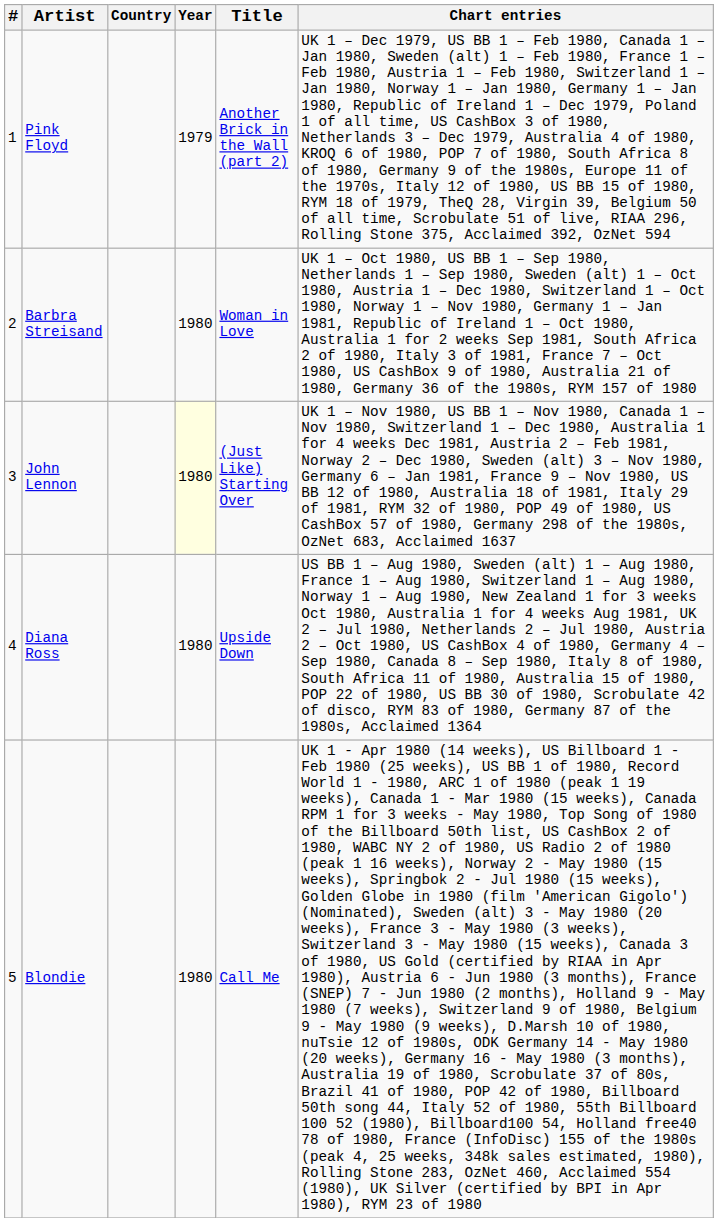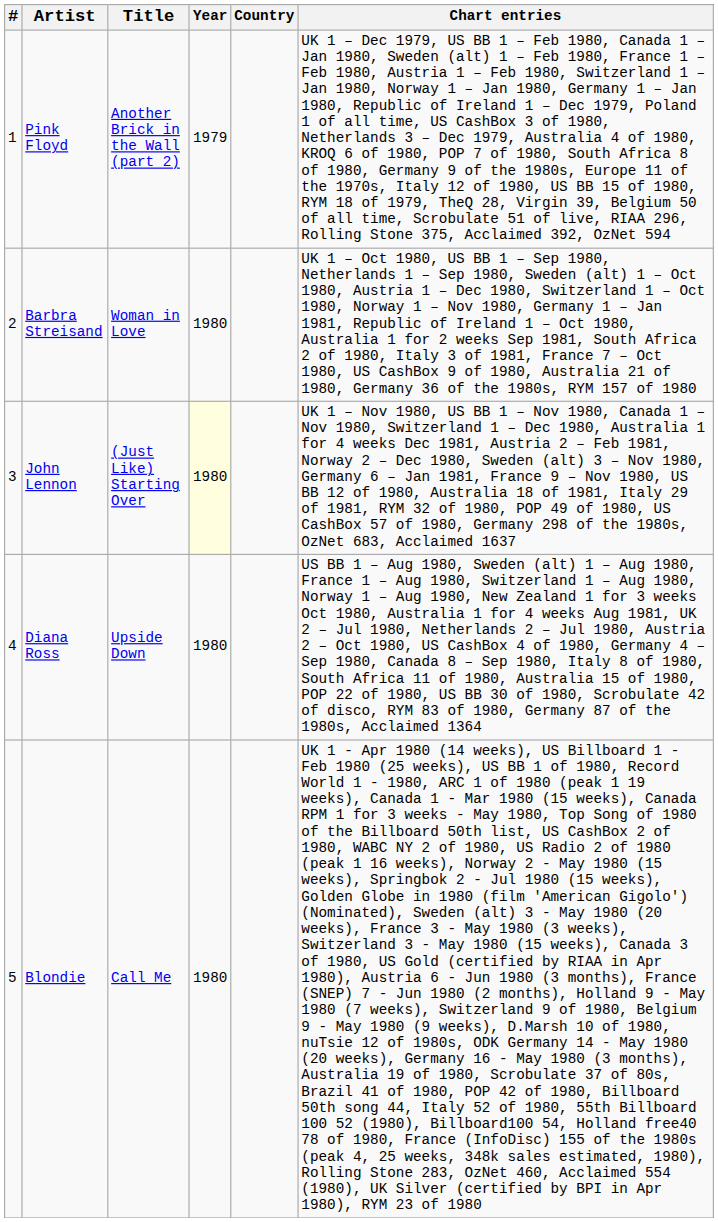columns swapped: (257, 18) <-> (141, 18)
